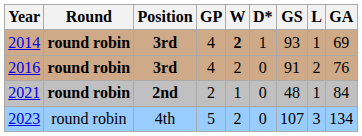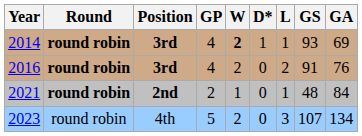columns swapped: (317, 17) <-> (292, 17)
